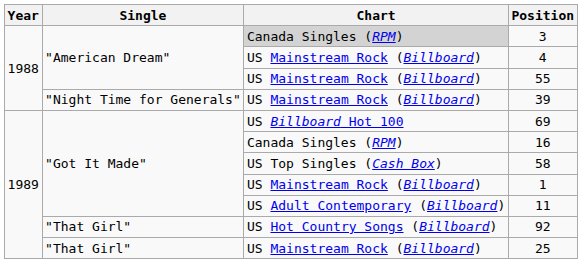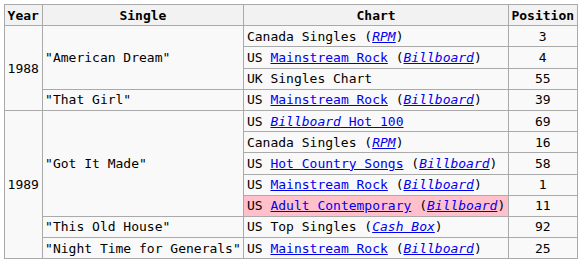(325, 36) lightgrey background -> (325, 36) no background
(364, 79) US Mainstream Rock (Billboard) -> (310, 79) UK Singles Chart
(143, 100) "Night Time for Generals" -> (88, 100) "That Girl"
(345, 163) US Top Singles (Cash Box) -> (372, 163) US Hot Country Songs (Billboard)
(376, 206) no background -> (376, 206) pink background
(88, 227) "That Girl" -> (108, 227) "This Old House"
(372, 227) US Hot Country Songs (Billboard) -> (345, 227) US Top Singles (Cash Box)
(88, 248) "That Girl" -> (143, 248) "Night Time for Generals"
